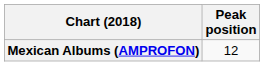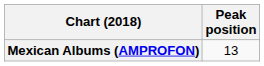(231, 50) 12 -> (231, 50) 13
